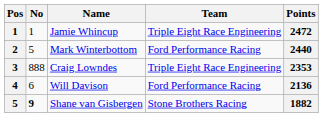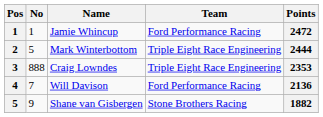(214, 31) Triple Eight Race Engineering -> (204, 31) Ford Performance Racing
(204, 49) Ford Performance Racing -> (214, 49) Triple Eight Race Engineering
(301, 49) 2440 -> (301, 49) 2444
(31, 85) 6 -> (31, 85) 7
(31, 103) bold -> (31, 103) normal
